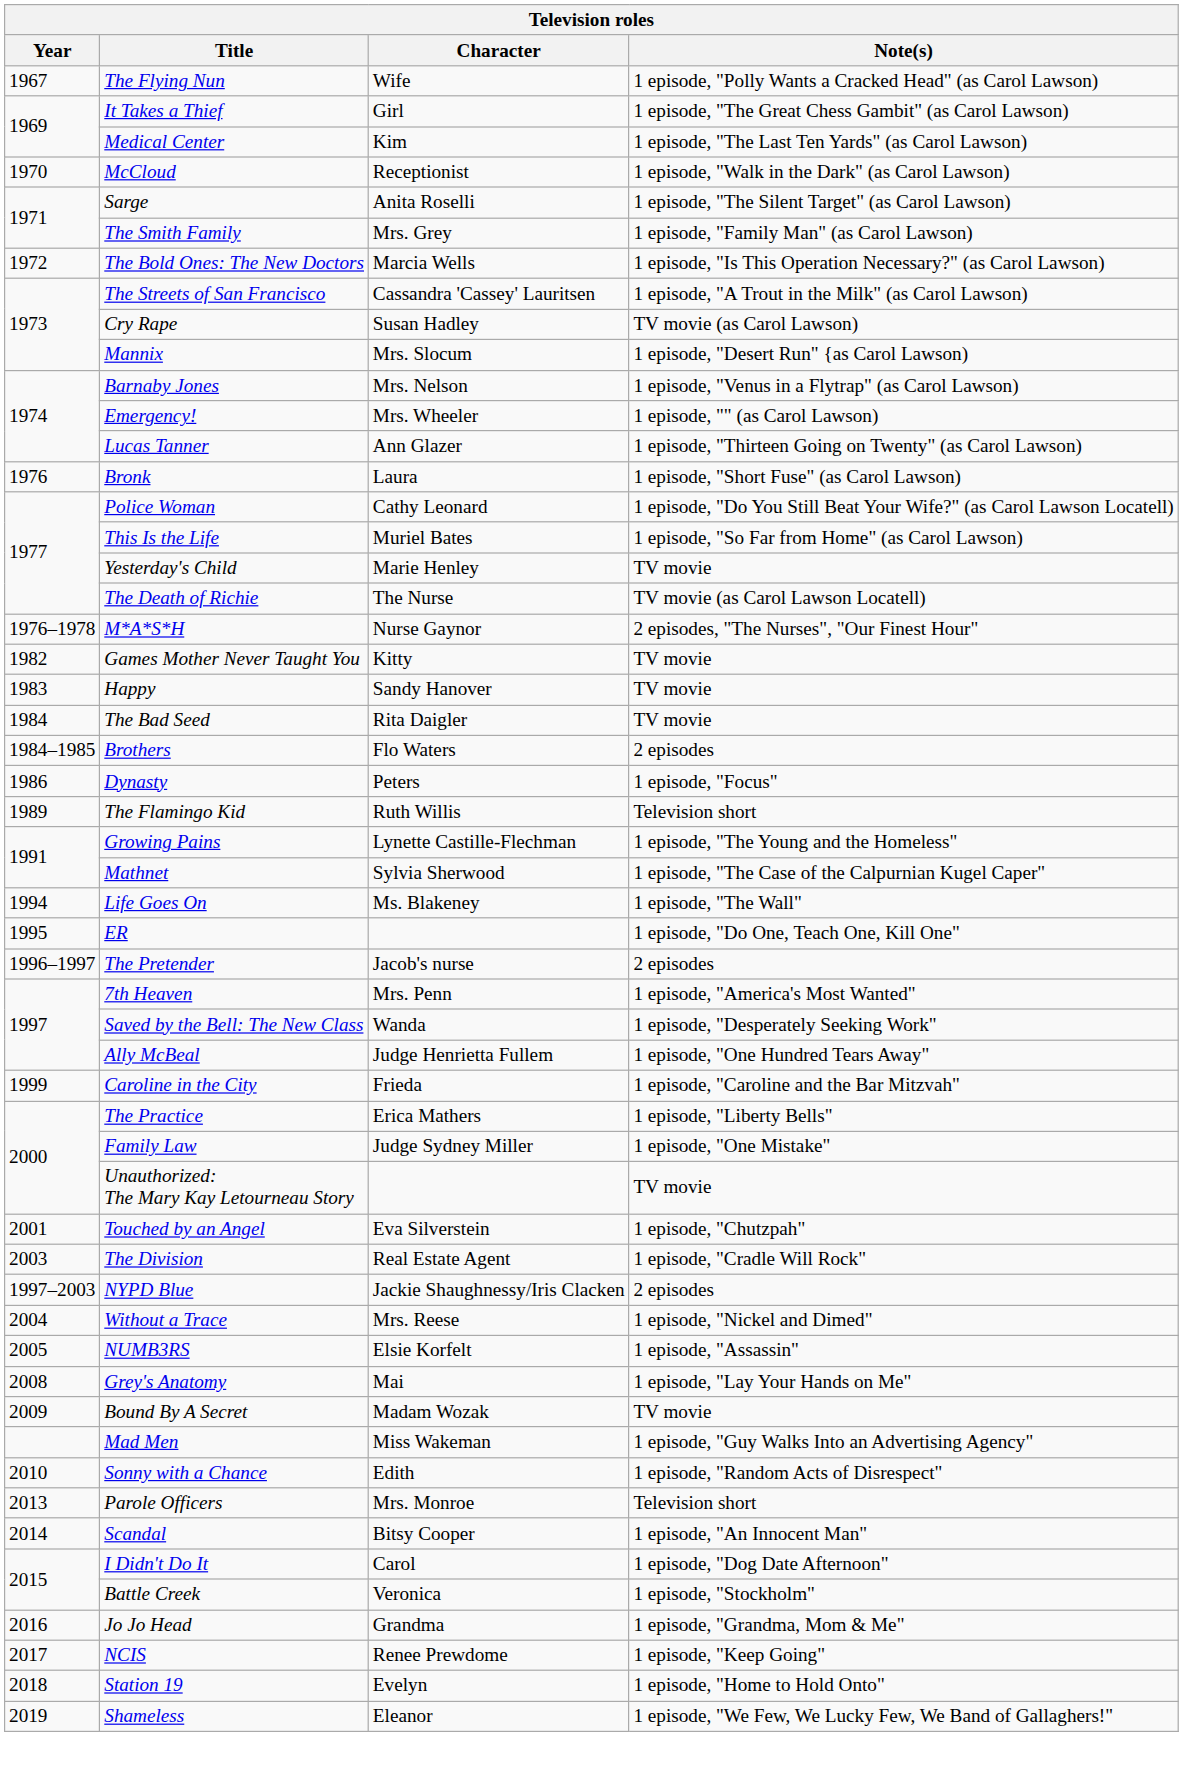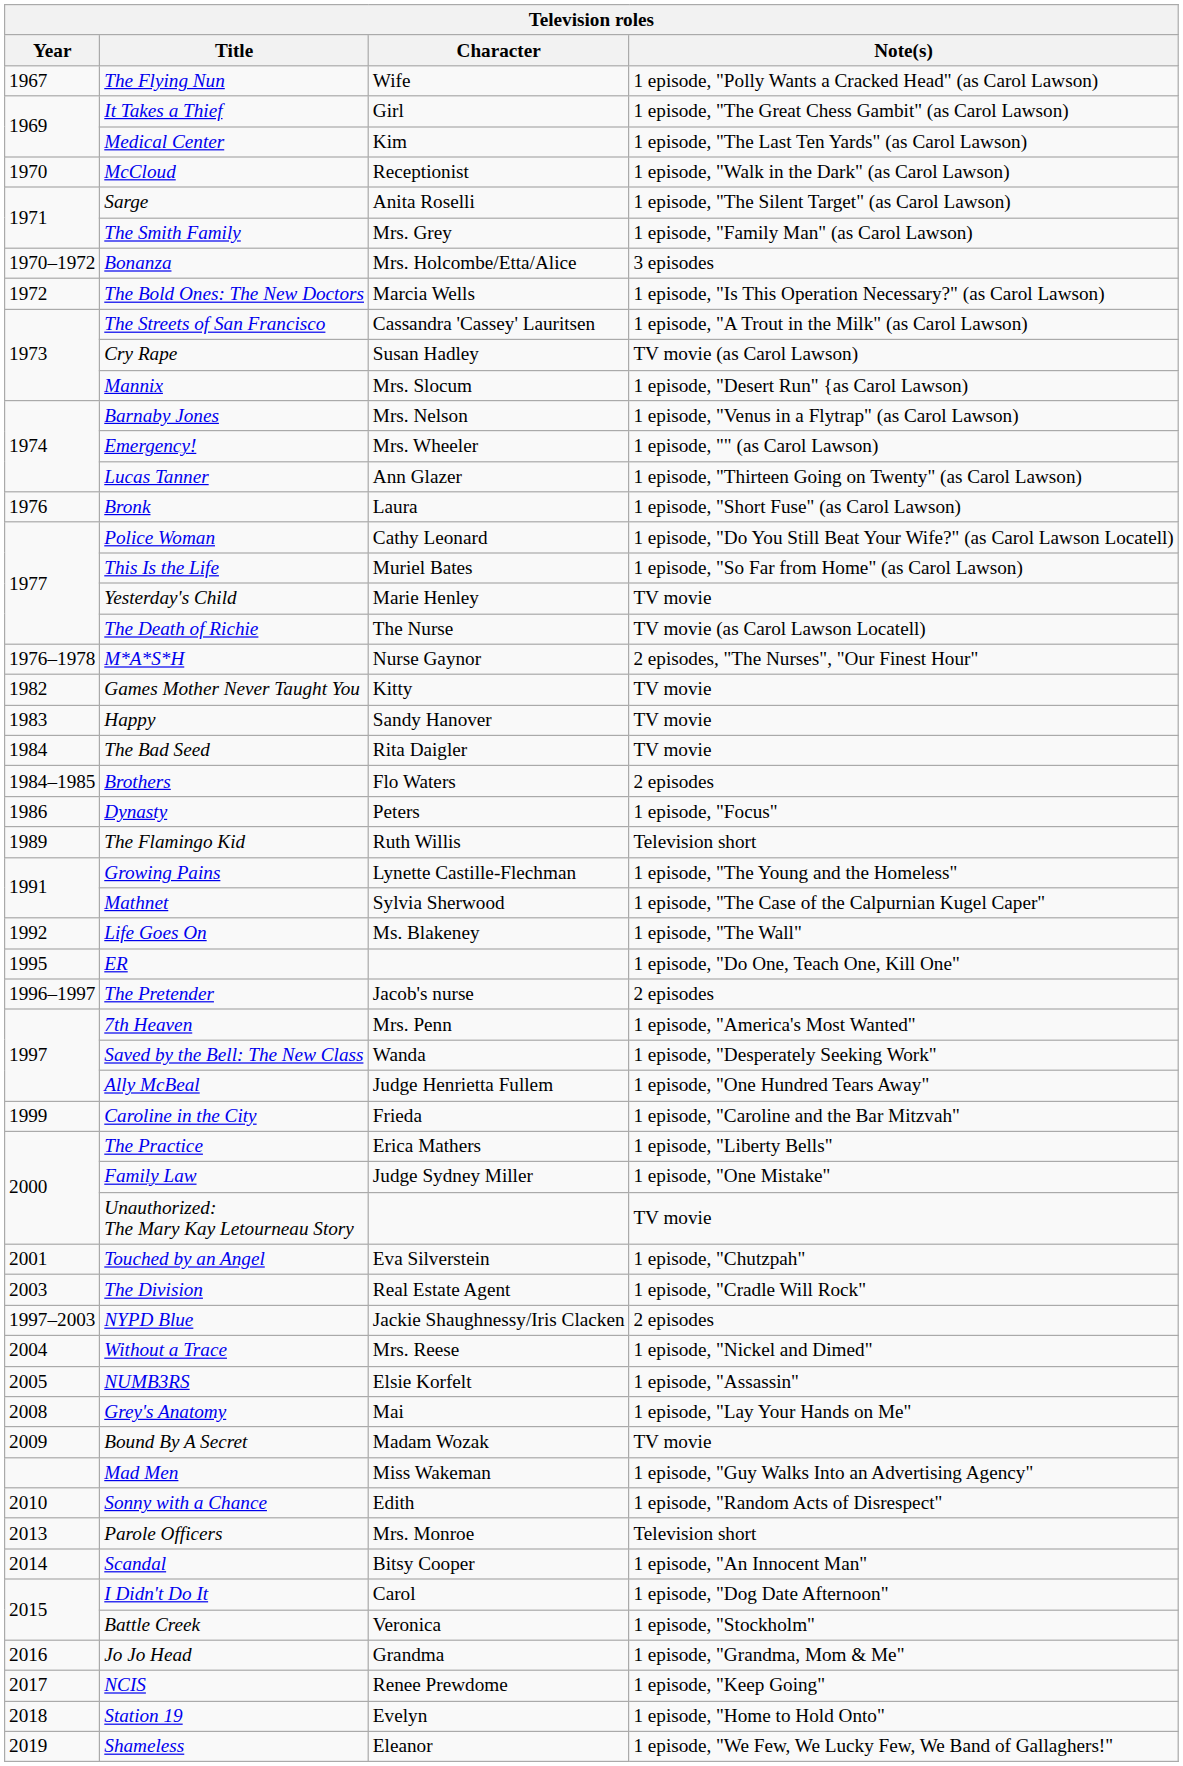+ row: (138, 263)
(28, 902) 1994 -> (28, 933) 1992
